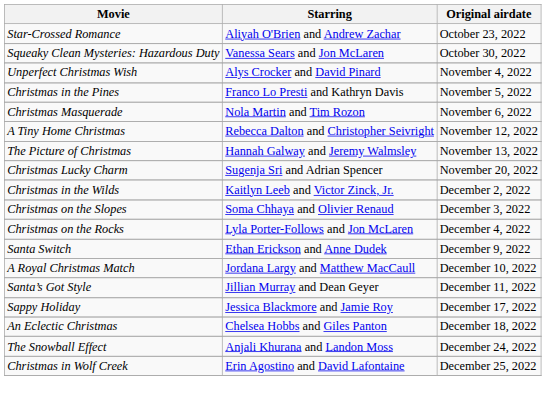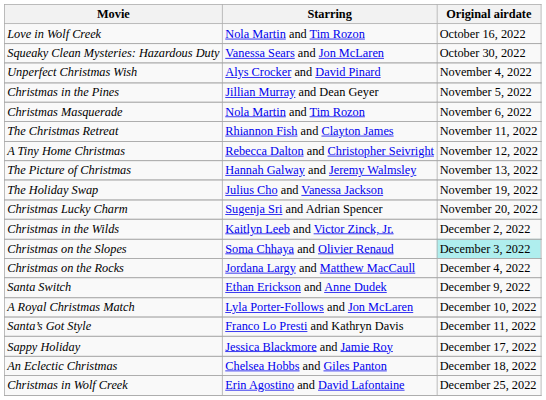+ row: (54, 33)
- row: (64, 33)
(314, 92) Franco Lo Presti and Kathryn Davis -> (302, 92) Jillian Murray and Dean Geyer
+ row: (63, 131)
+ row: (53, 190)
(485, 209) no background -> (485, 248) paleturquoise background
(319, 229) Lyla Porter-Follows and Jon McLaren -> (320, 268) Jordana Largy and Matthew MacCaull
(320, 268) Jordana Largy and Matthew MacCaull -> (319, 307) Lyla Porter-Follows and Jon McLaren
(302, 287) Jillian Murray and Dean Geyer -> (314, 326) Franco Lo Presti and Kathryn Davis
- row: (57, 346)
